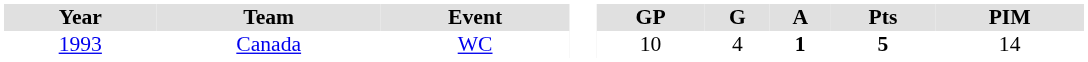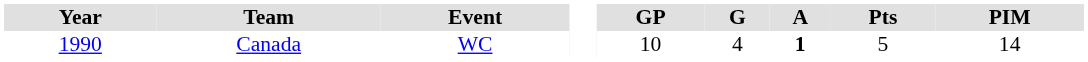(80, 44) 1993 -> (80, 44) 1990
(883, 44) bold -> (883, 44) normal
